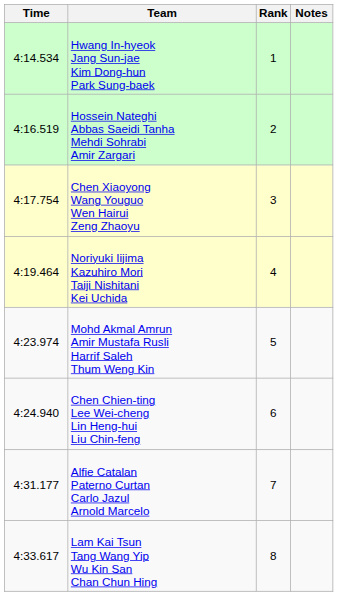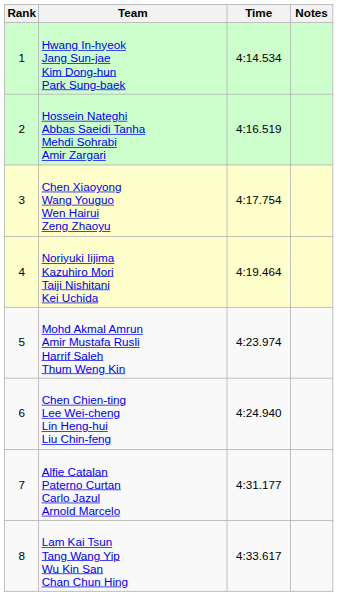columns swapped: (273, 13) <-> (36, 13)
